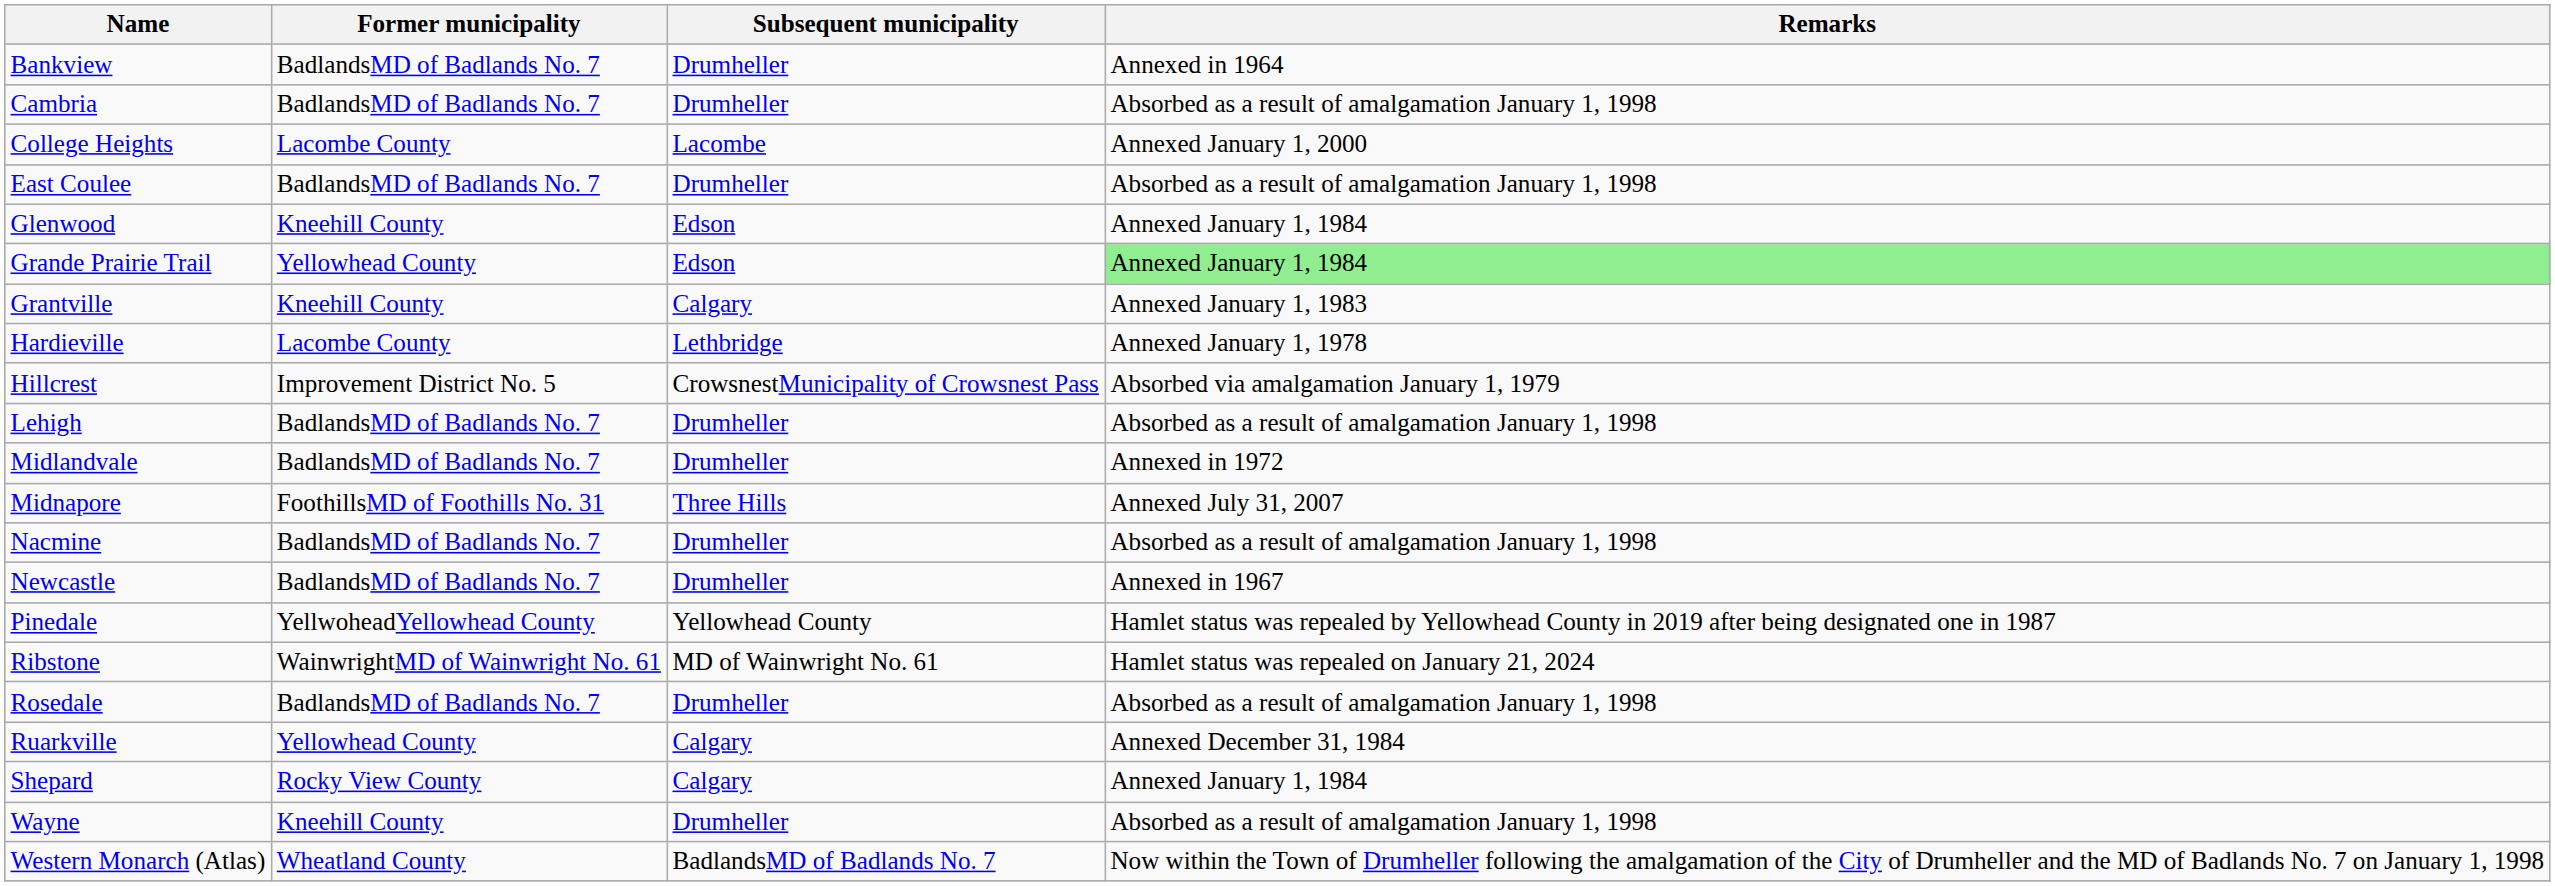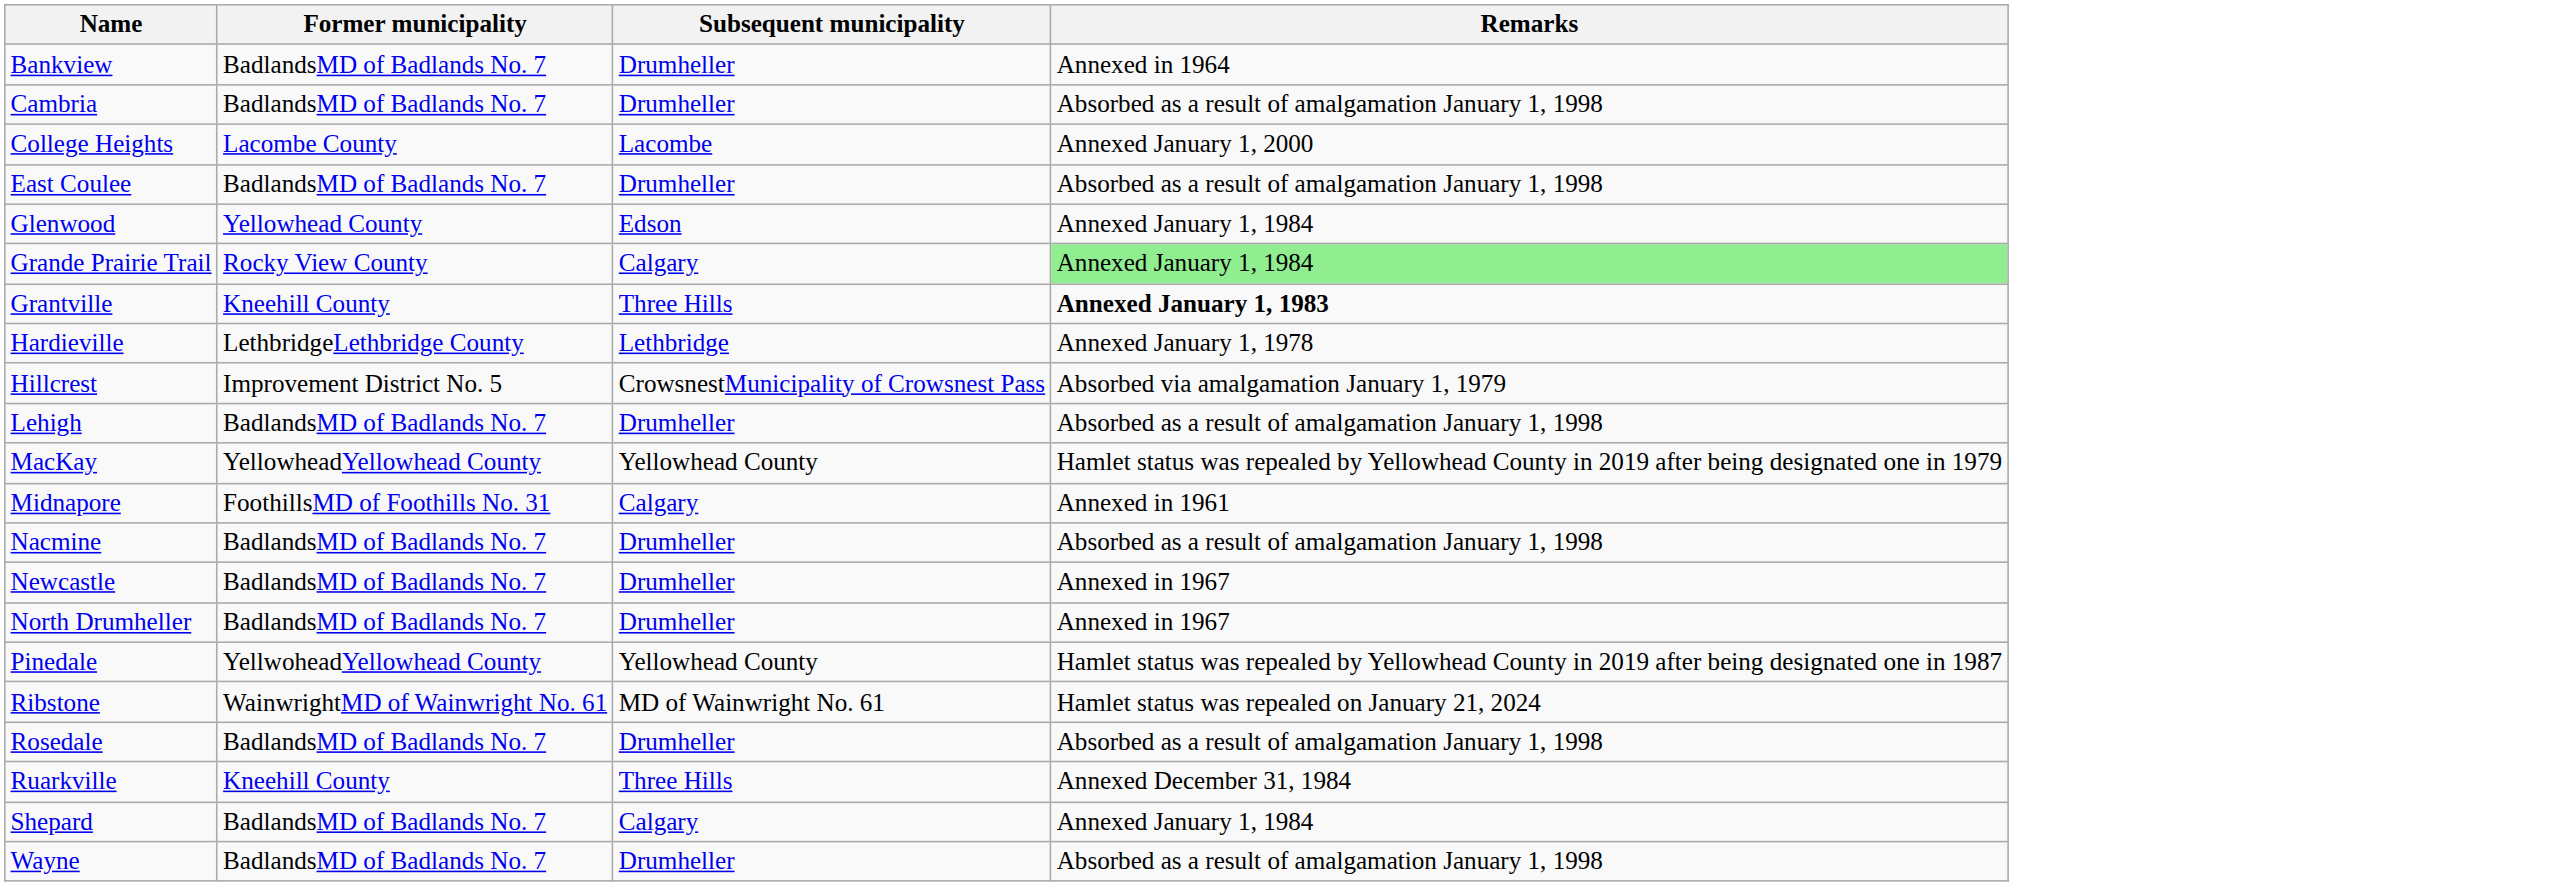(360, 223) Kneehill County -> (323, 223) Yellowhead County
(376, 263) Yellowhead County -> (325, 263) Rocky View County
(704, 263) Edson -> (659, 263) Calgary
(712, 303) Calgary -> (676, 303) Three Hills
(1239, 303) normal -> (1193, 303) bold
(364, 343) Lacombe County -> (373, 343) LethbridgeLethbridge County
+ row: (54, 462)
- row: (74, 462)
(729, 502) Three Hills -> (659, 502) Calgary
(1227, 502) Annexed July 31, 2007 -> (1143, 502) Annexed in 1961
+ row: (101, 622)
(376, 741) Yellowhead County -> (306, 781) Kneehill County
(712, 741) Calgary -> (676, 781) Three Hills
(379, 781) Rocky View County -> (385, 821) BadlandsMD of Badlands No. 7
(360, 821) Kneehill County -> (385, 861) BadlandsMD of Badlands No. 7
- row: (138, 861)
